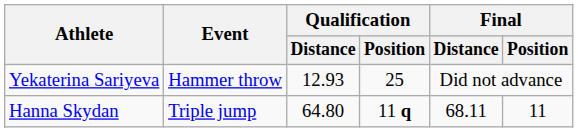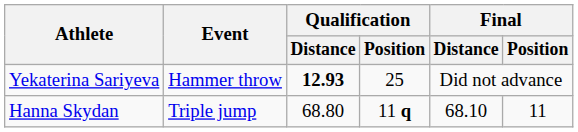(323, 80) normal -> (323, 80) bold
(323, 111) 64.80 -> (323, 111) 68.80
(466, 111) 68.11 -> (466, 111) 68.10
